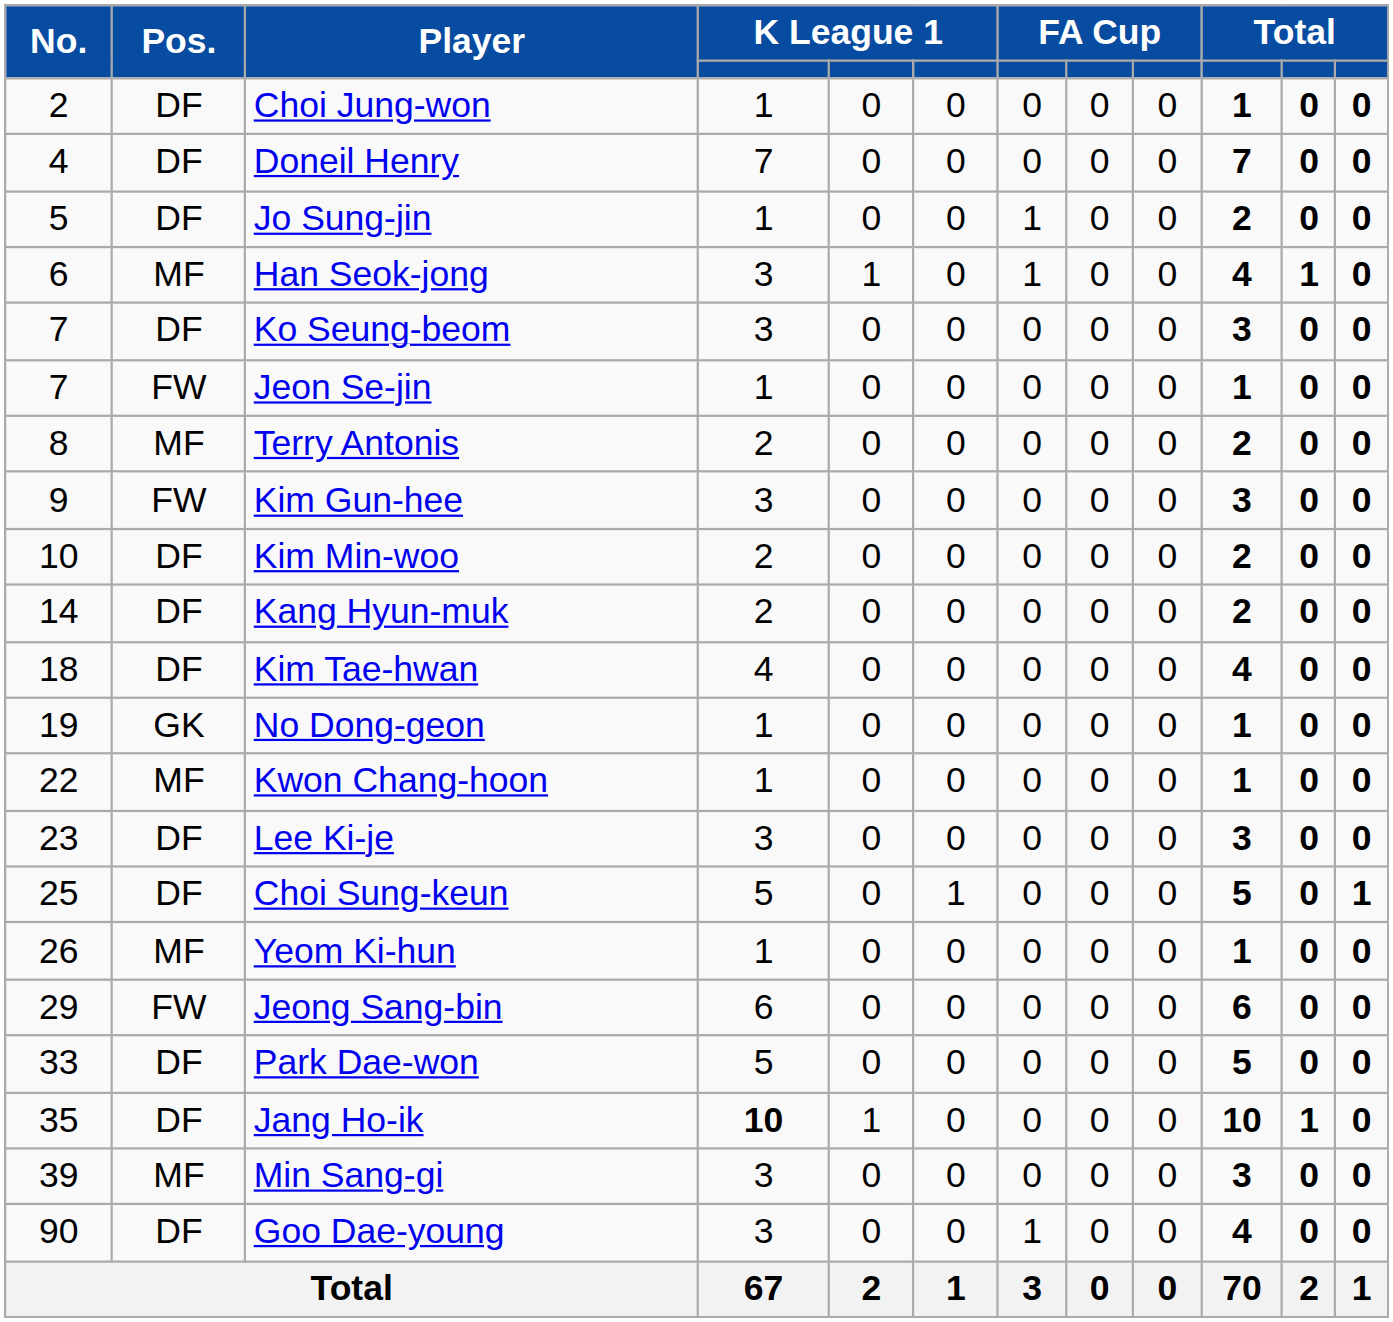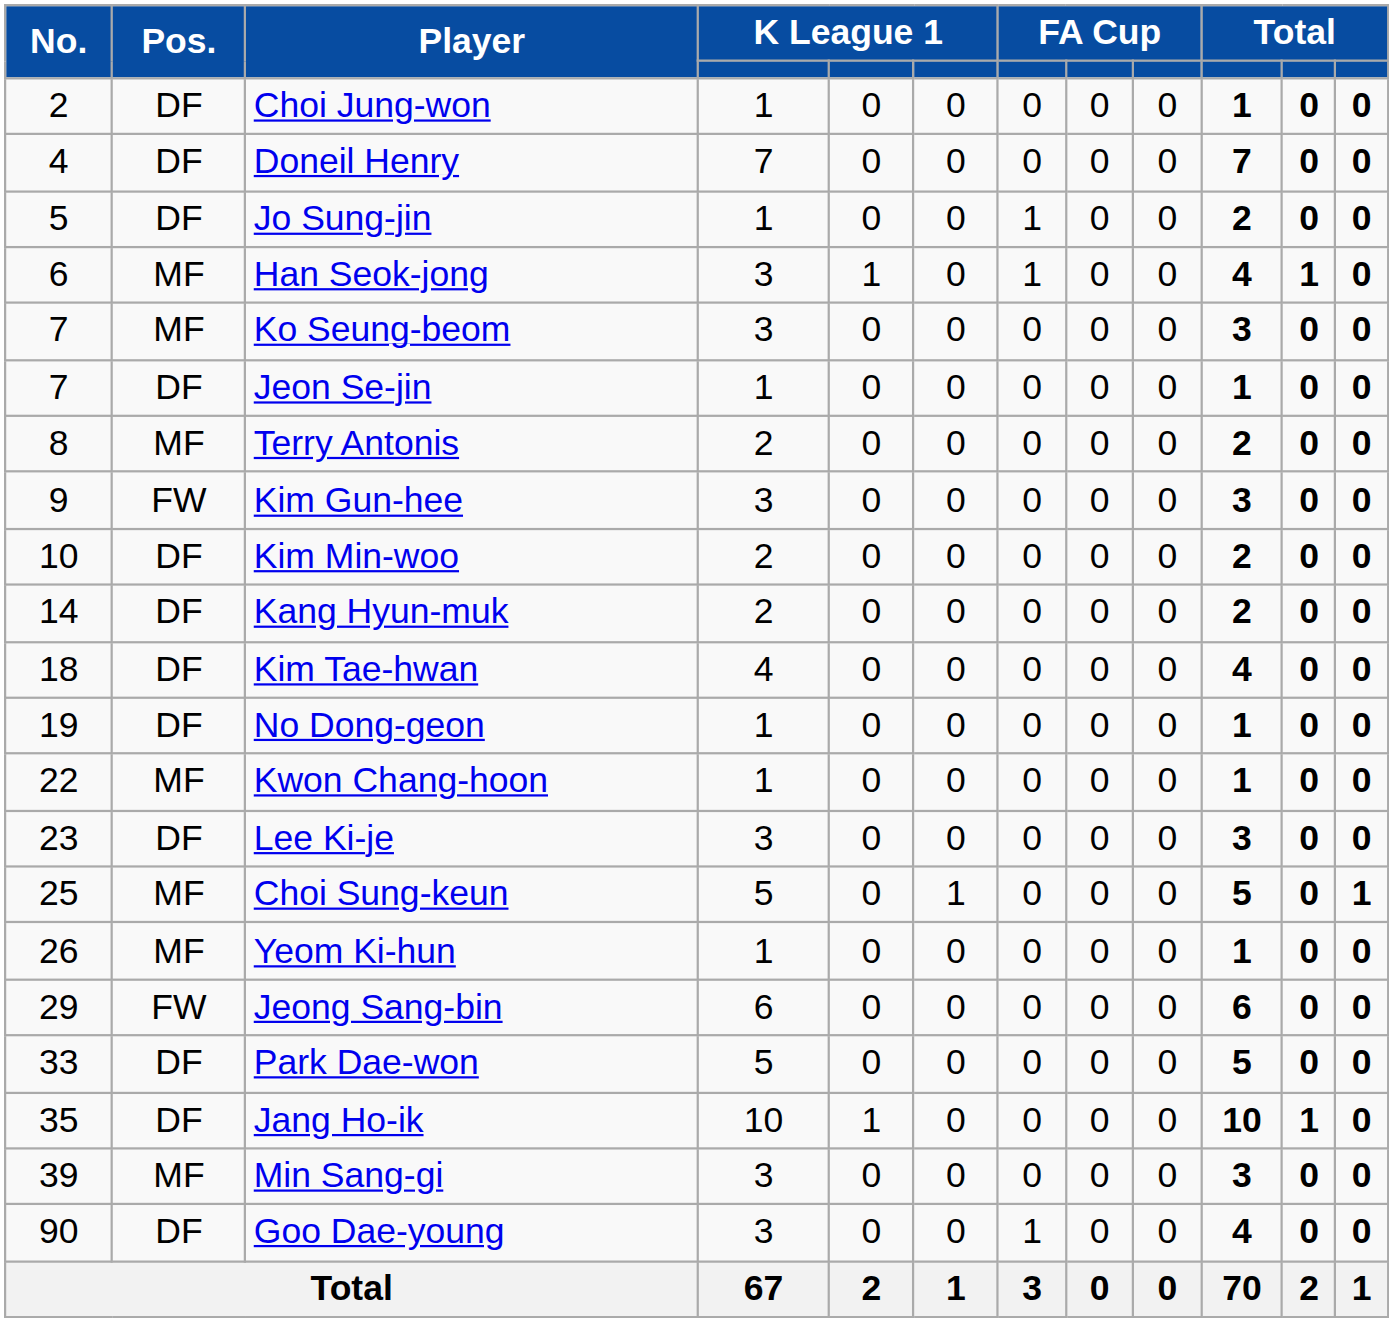(179, 330) DF -> (179, 330) MF
(179, 387) FW -> (179, 387) DF
(179, 725) GK -> (179, 725) DF
(179, 894) DF -> (179, 894) MF
(764, 1119) bold -> (764, 1119) normal
